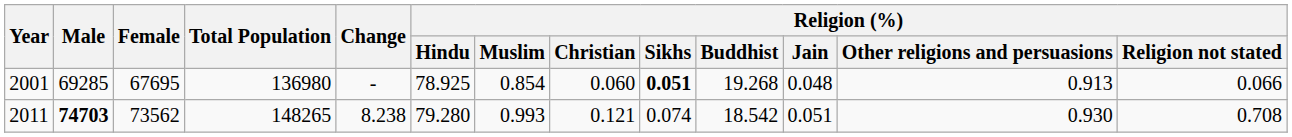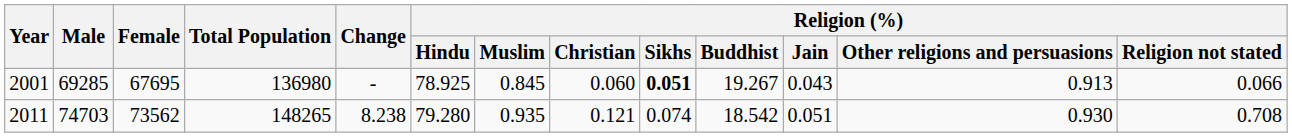(522, 83) 0.854 -> (522, 83) 0.845
(751, 83) 19.268 -> (751, 83) 19.267
(810, 83) 0.048 -> (810, 83) 0.043
(83, 115) bold -> (83, 115) normal
(522, 115) 0.993 -> (522, 115) 0.935
